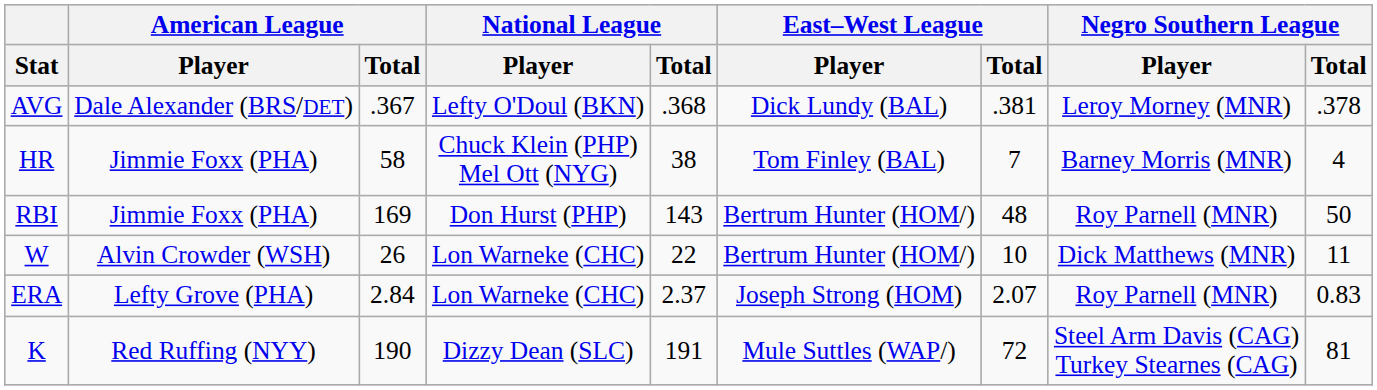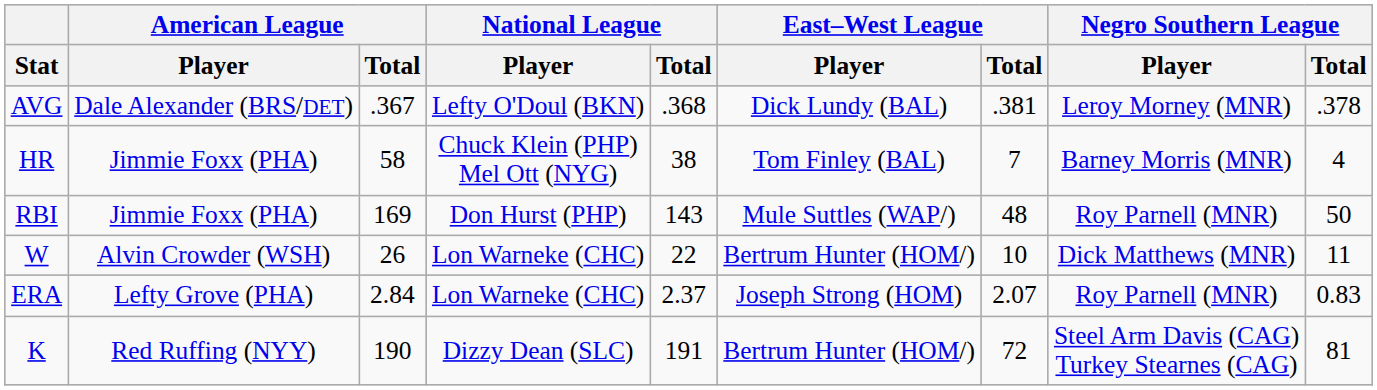(849, 214) Bertrum Hunter (HOM/) -> (849, 214) Mule Suttles (WAP/)
(849, 350) Mule Suttles (WAP/) -> (849, 350) Bertrum Hunter (HOM/)
